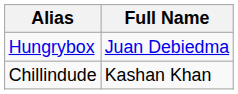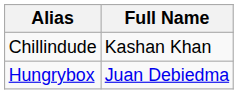rows swapped: (52, 46) <-> (53, 74)
